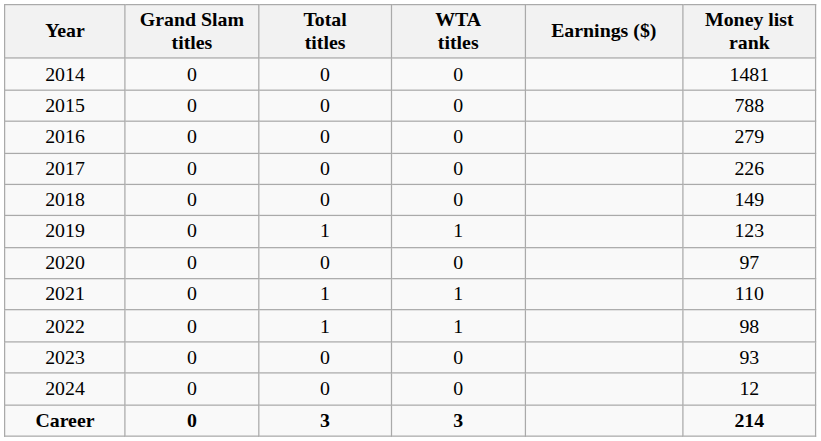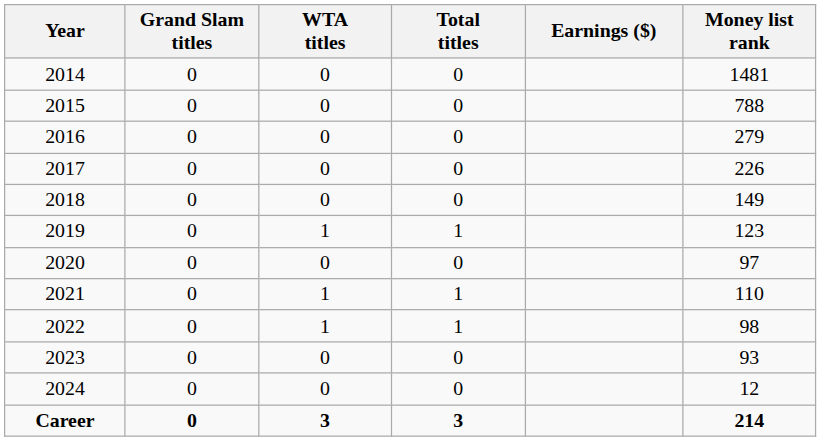columns swapped: (458, 31) <-> (325, 31)
